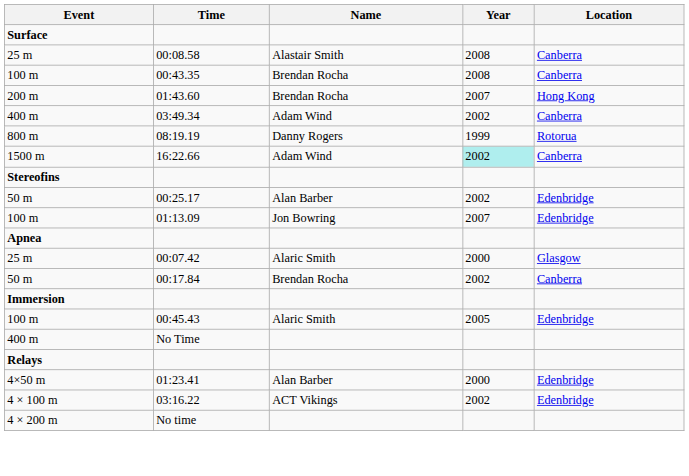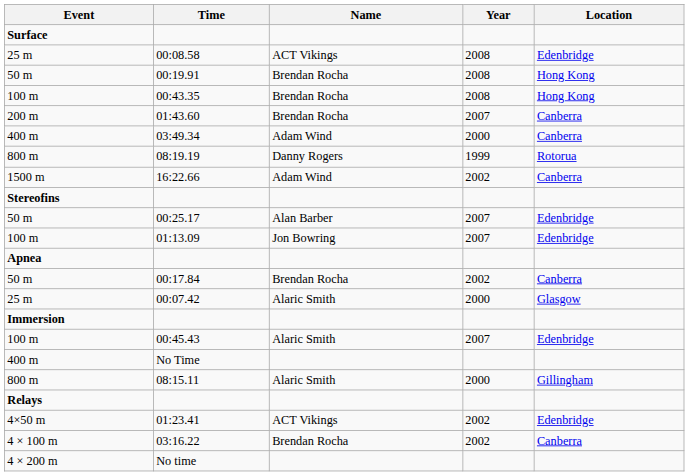(308, 55) Alastair Smith -> (305, 55) ACT Vikings
(559, 55) Canberra -> (565, 55) Edenbridge
+ row: (20, 75)
(559, 75) Canberra -> (566, 96) Hong Kong
(566, 96) Hong Kong -> (559, 116) Canberra
(478, 116) 2002 -> (478, 136) 2000
(478, 156) paleturquoise background -> (478, 177) no background
(478, 197) 2002 -> (478, 217) 2007
rows swapped: (20, 258) <-> (20, 278)
(478, 319) 2005 -> (478, 339) 2007
+ row: (23, 380)
(302, 380) Alan Barber -> (305, 420) ACT Vikings
(478, 380) 2000 -> (478, 420) 2002
(305, 400) ACT Vikings -> (310, 441) Brendan Rocha
(565, 400) Edenbridge -> (559, 441) Canberra
